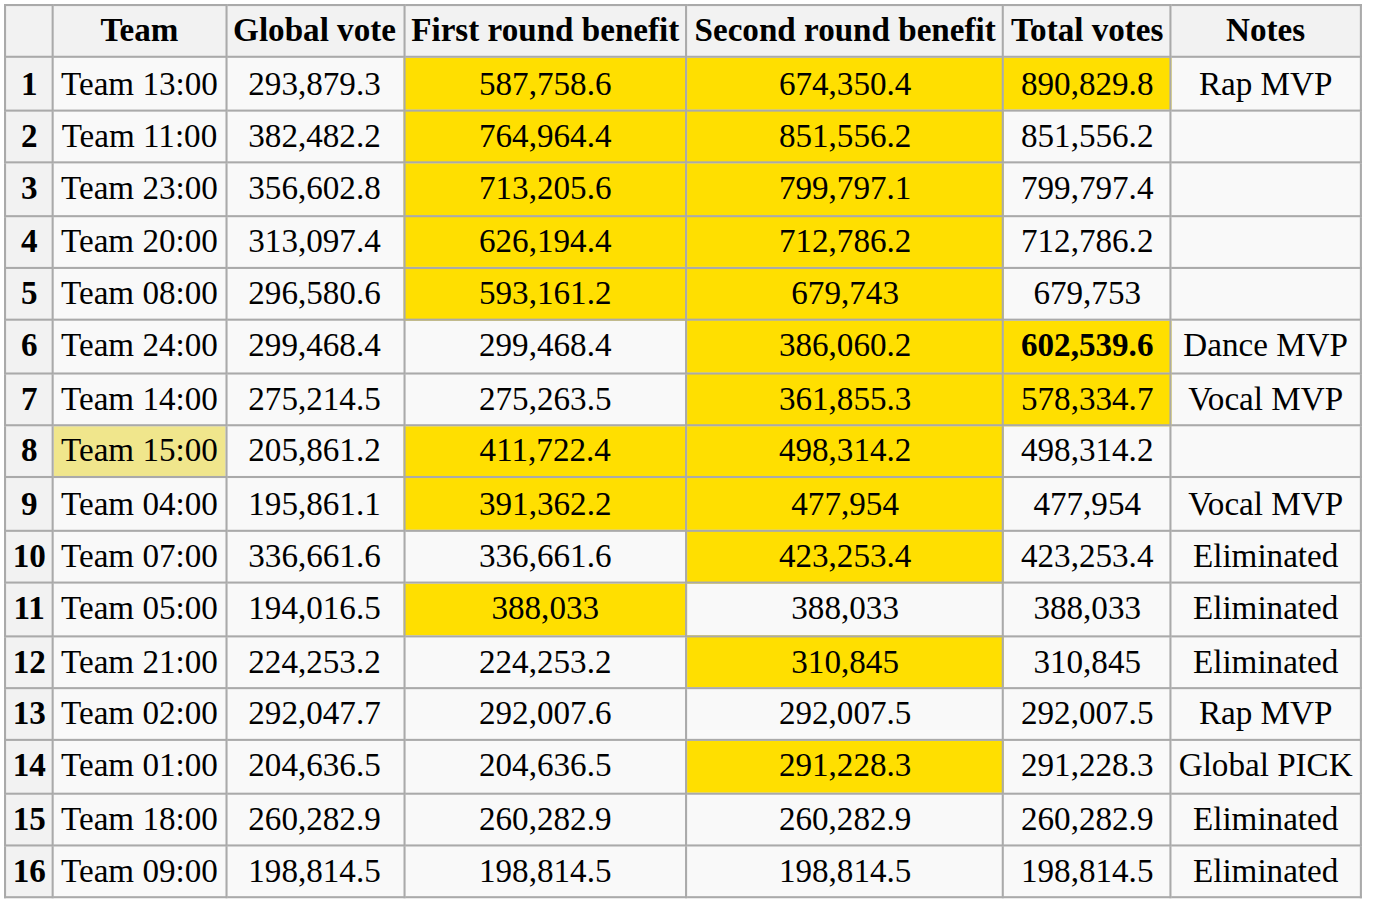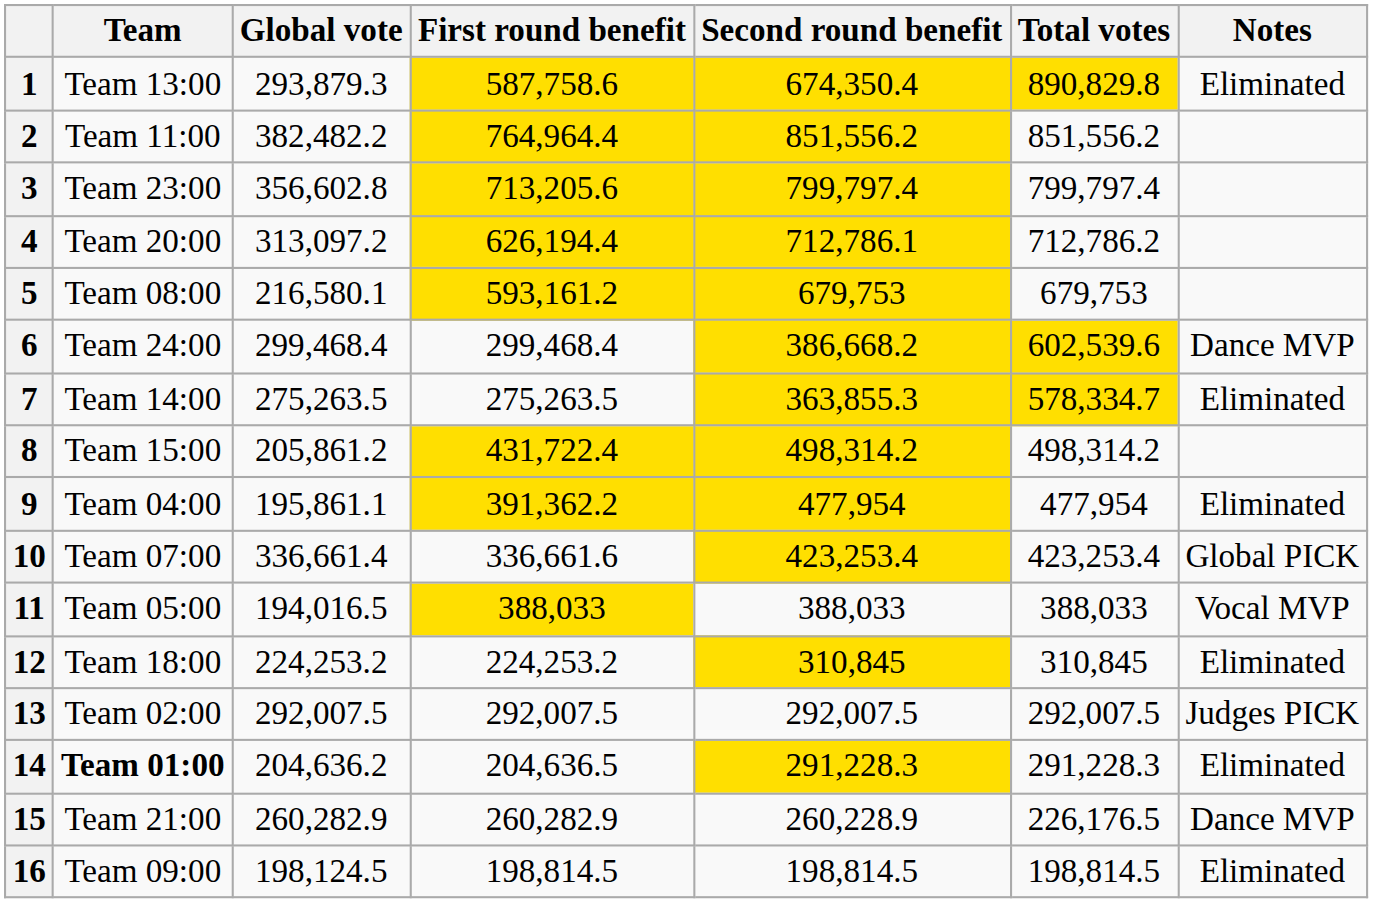(1266, 83) Rap MVP -> (1272, 83) Eliminated
(845, 188) 799,797.1 -> (852, 188) 799,797.4
(315, 240) 313,097.4 -> (321, 240) 313,097.2
(845, 240) 712,786.2 -> (852, 240) 712,786.1
(315, 293) 296,580.6 -> (321, 293) 216,580.1
(845, 293) 679,743 -> (852, 293) 679,753
(845, 345) 386,060.2 -> (852, 345) 386,668.2
(1087, 345) bold -> (1094, 345) normal
(315, 398) 275,214.5 -> (321, 398) 275,263.5
(845, 398) 361,855.3 -> (852, 398) 363,855.3
(1266, 398) Vocal MVP -> (1272, 398) Eliminated
(139, 450) khaki background -> (143, 450) no background
(545, 450) 411,722.4 -> (552, 450) 431,722.4
(1266, 503) Vocal MVP -> (1272, 503) Eliminated
(315, 556) 336,661.6 -> (321, 556) 336,661.4
(1266, 556) Eliminated -> (1272, 556) Global PICK
(1266, 608) Eliminated -> (1272, 608) Vocal MVP
(139, 661) Team 21:00 -> (143, 661) Team 18:00
(315, 713) 292,047.7 -> (321, 713) 292,007.5
(545, 713) 292,007.6 -> (552, 713) 292,007.5
(1266, 713) Rap MVP -> (1272, 713) Judges PICK
(139, 766) normal -> (143, 766) bold
(315, 766) 204,636.5 -> (321, 766) 204,636.2
(1266, 766) Global PICK -> (1272, 766) Eliminated
(139, 818) Team 18:00 -> (143, 818) Team 21:00
(845, 818) 260,282.9 -> (852, 818) 260,228.9
(1087, 818) 260,282.9 -> (1094, 818) 226,176.5
(1266, 818) Eliminated -> (1272, 818) Dance MVP
(315, 871) 198,814.5 -> (321, 871) 198,124.5
